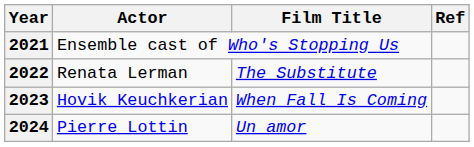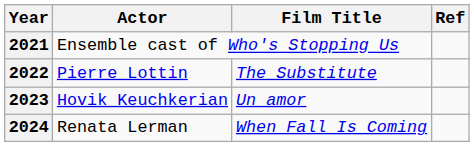(122, 73) Renata Lerman -> (122, 73) Pierre Lottin
(332, 100) When Fall Is Coming -> (271, 100) Un amor
(122, 128) Pierre Lottin -> (122, 128) Renata Lerman
(271, 128) Un amor -> (332, 128) When Fall Is Coming
